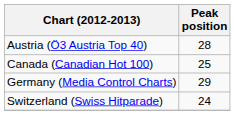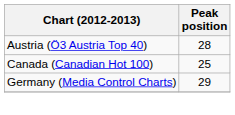- row: (85, 100)
